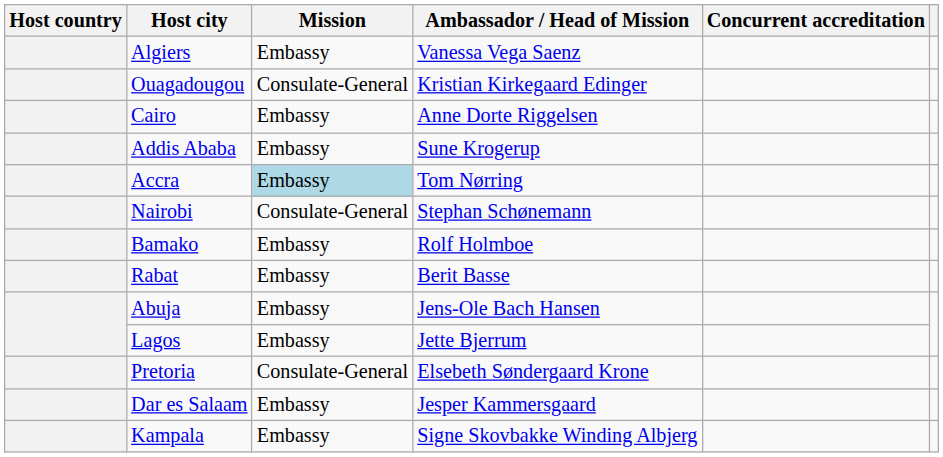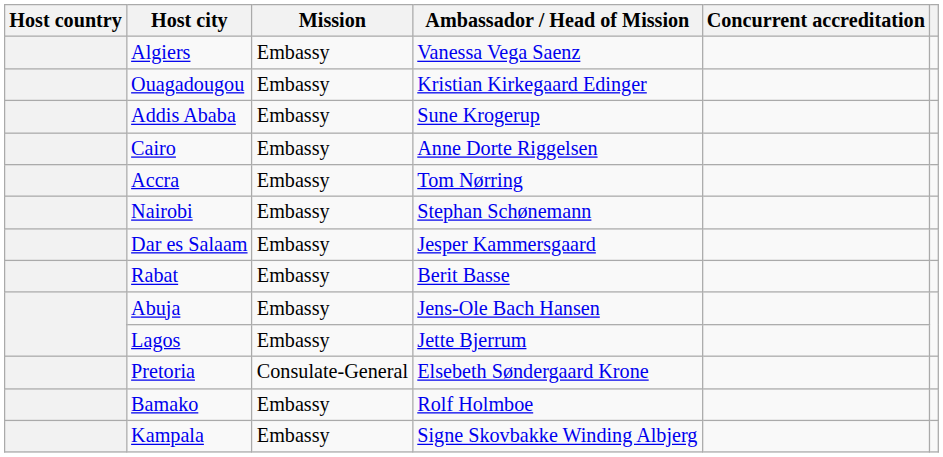(332, 84) Consulate-General -> (293, 84) Embassy
rows swapped: (154, 116) <-> (183, 148)
(293, 180) lightblue background -> (293, 180) no background
(332, 212) Consulate-General -> (293, 212) Embassy
rows swapped: (165, 244) <-> (189, 404)
